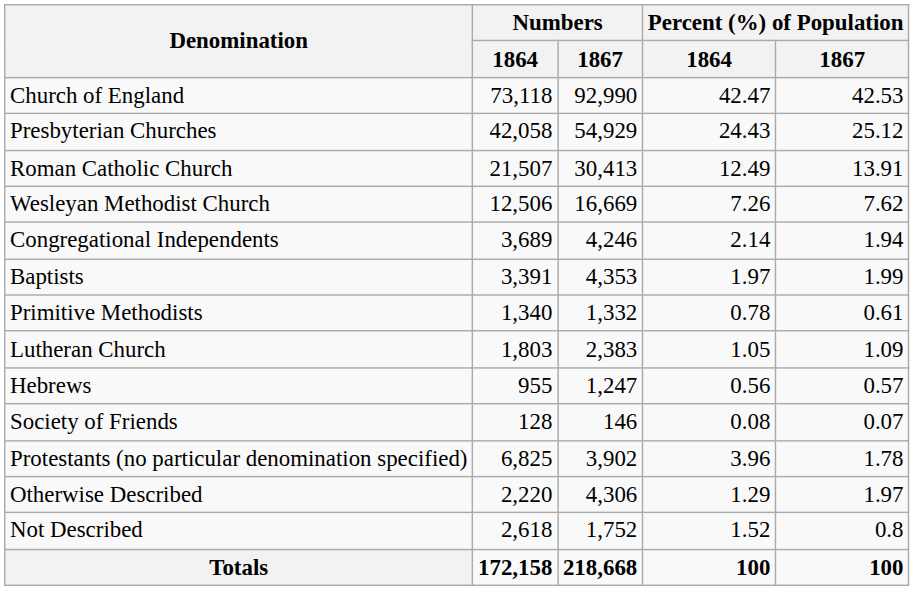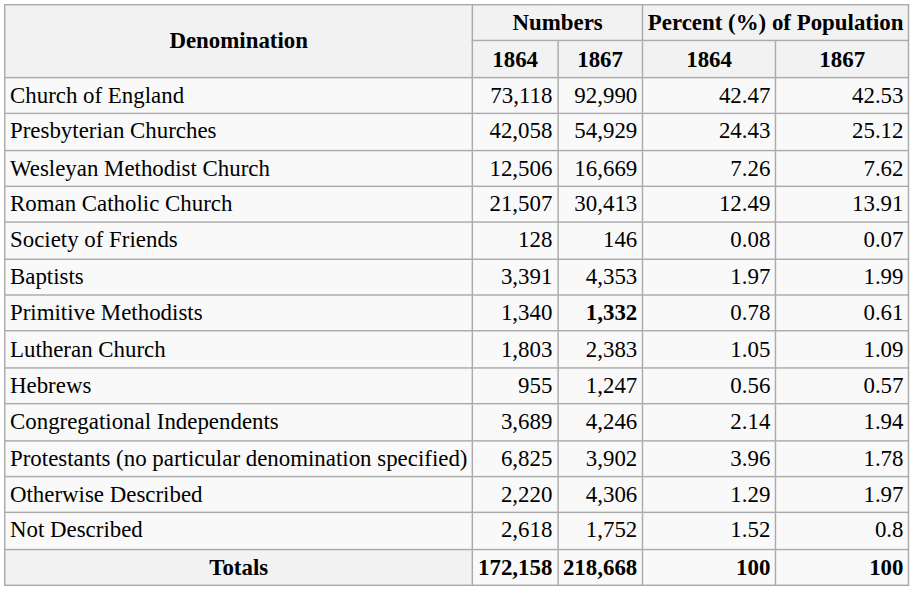rows swapped: (121, 167) <-> (140, 204)
rows swapped: (144, 240) <-> (94, 421)
(612, 312) normal -> (612, 312) bold
